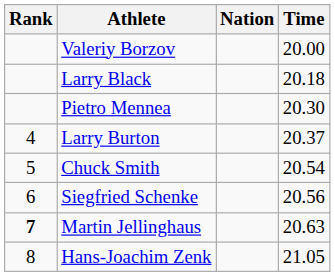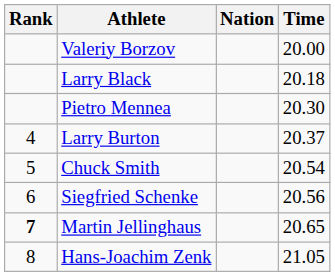(304, 227) 20.63 -> (304, 227) 20.65
